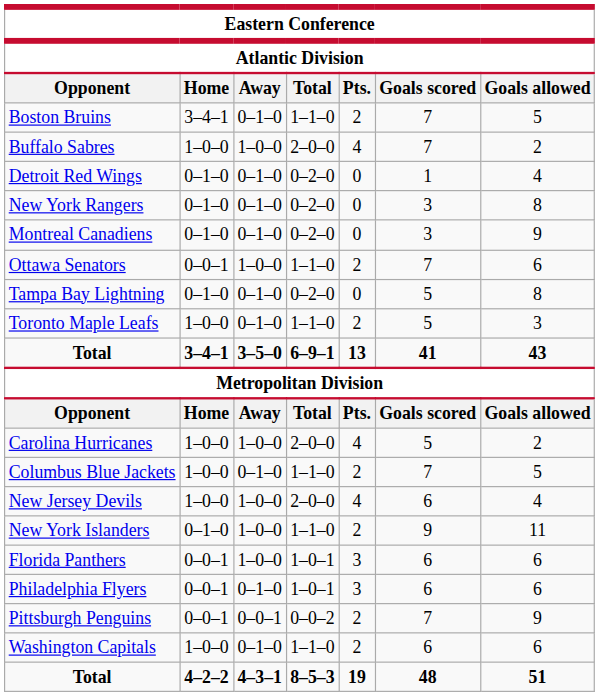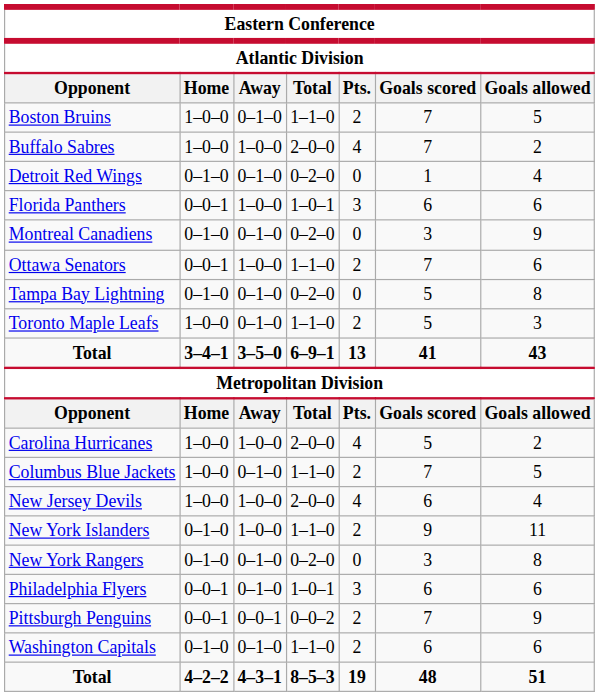(207, 117) 3–4–1 -> (207, 117) 1–0–0
rows swapped: (67, 560) <-> (76, 205)
(207, 648) 1–0–0 -> (207, 648) 0–1–0
